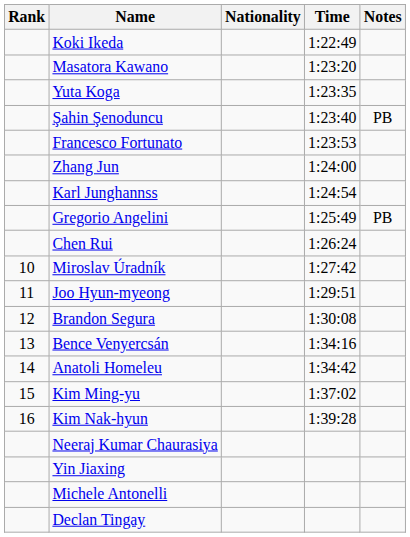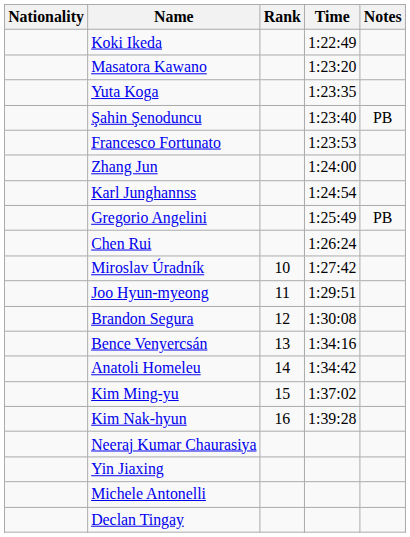columns swapped: (27, 17) <-> (263, 17)
